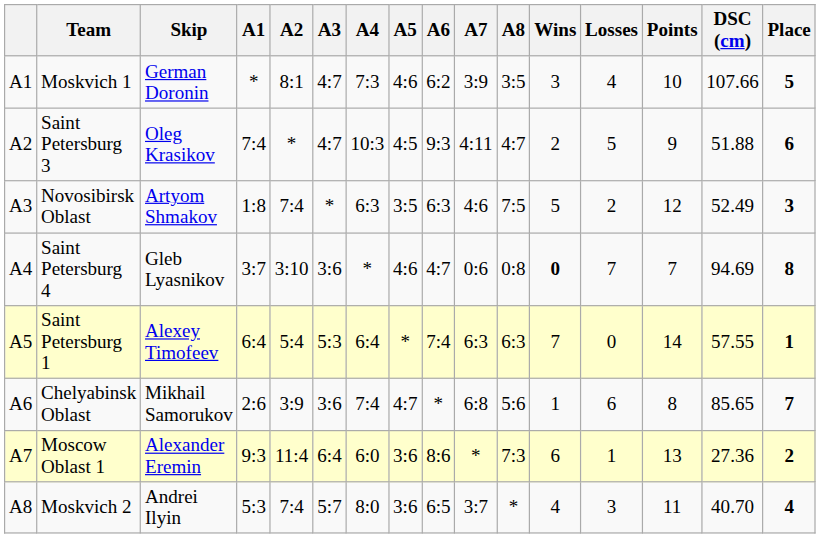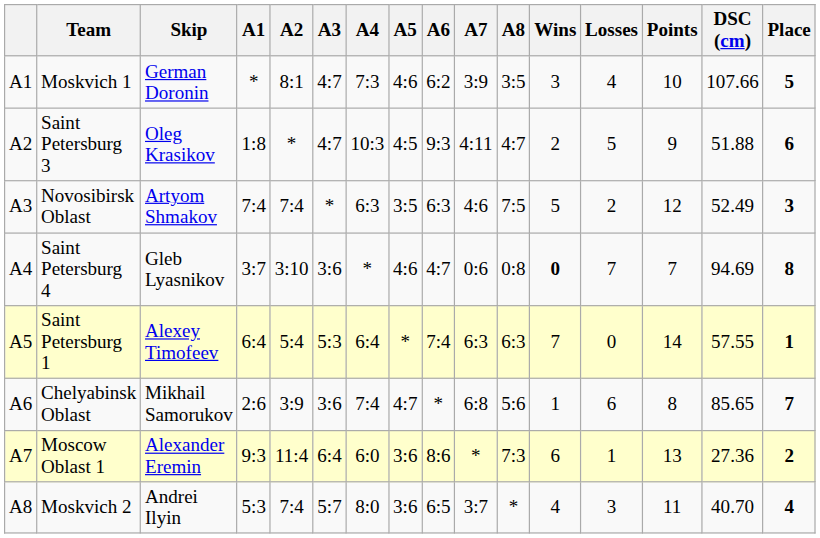(254, 144) 7:4 -> (254, 144) 1:8
(254, 206) 1:8 -> (254, 206) 7:4
